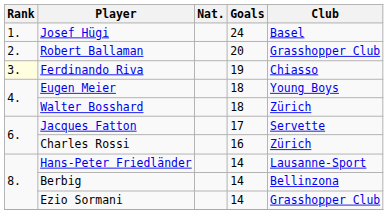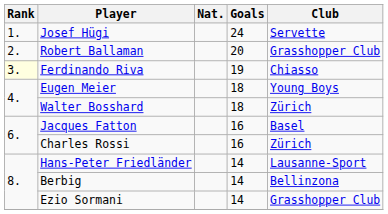(287, 32) Basel -> (298, 32) Servette
(237, 126) 17 -> (237, 126) 16
(298, 126) Servette -> (287, 126) Basel
